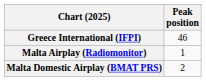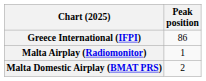(183, 38) 46 -> (183, 38) 86
